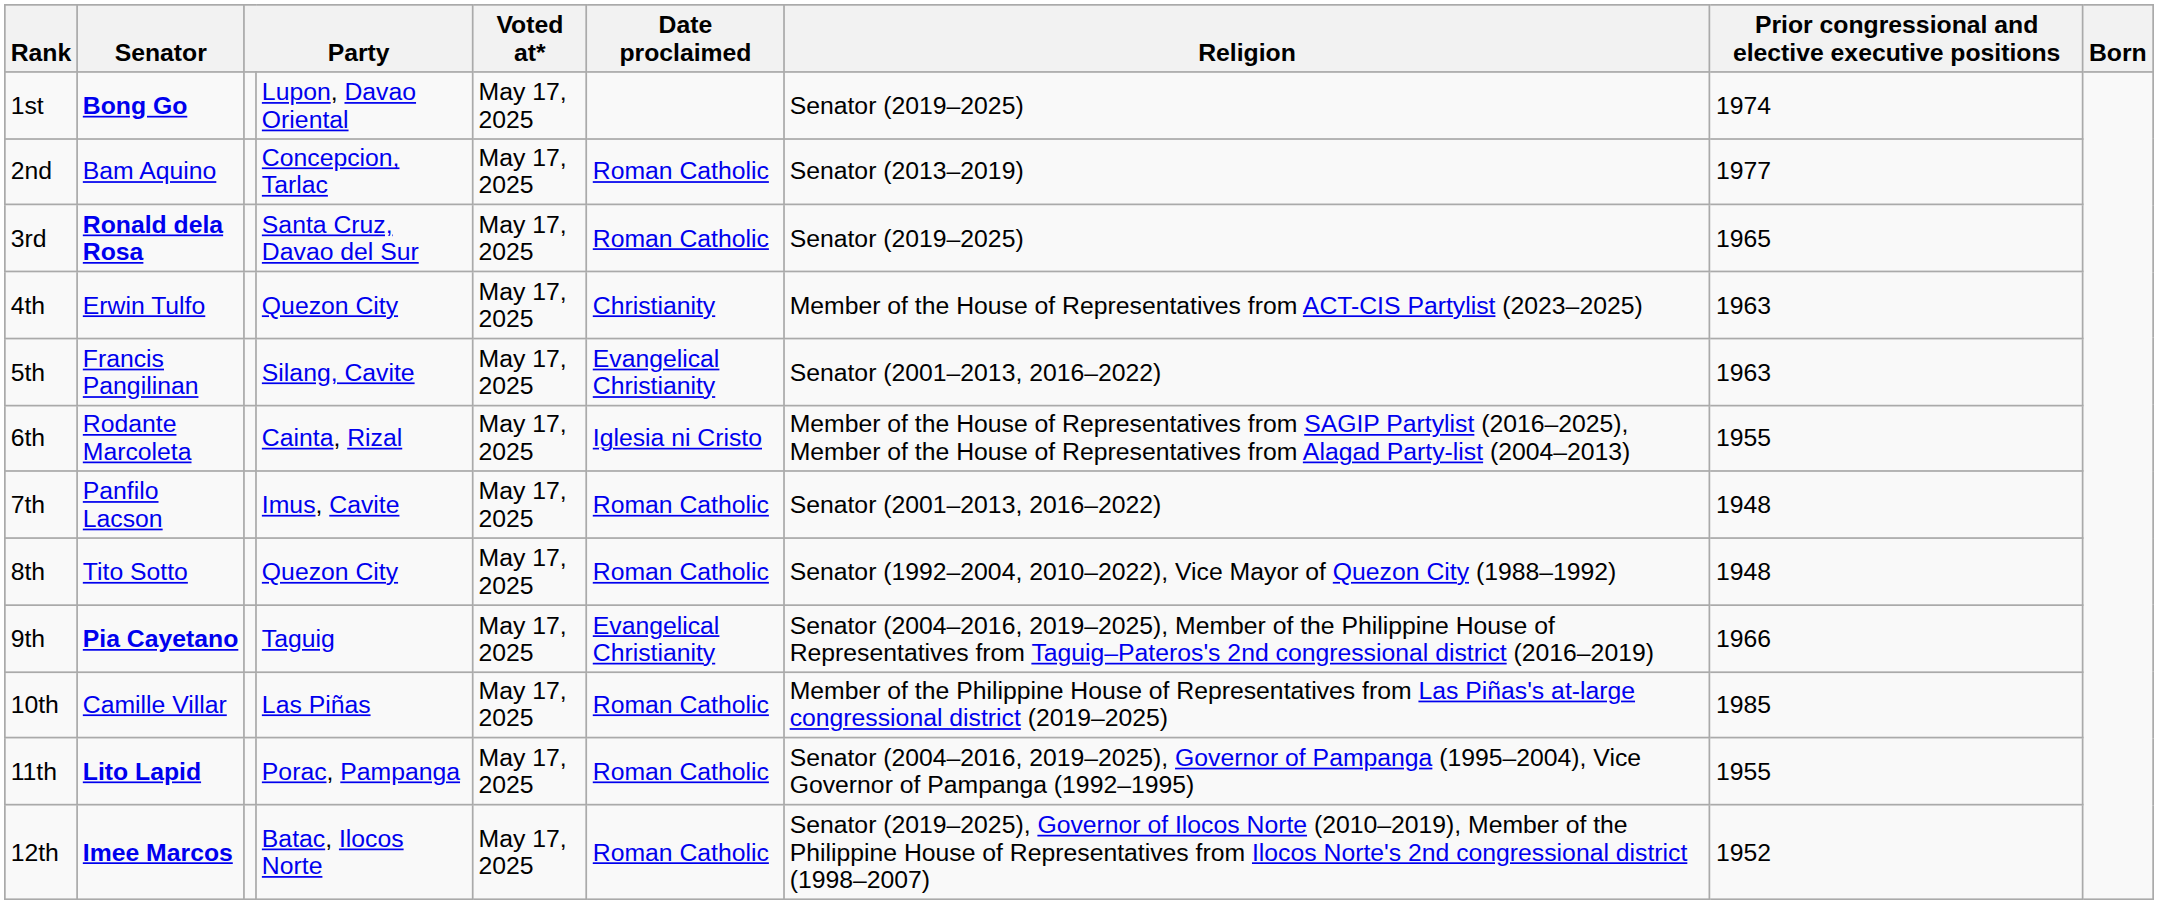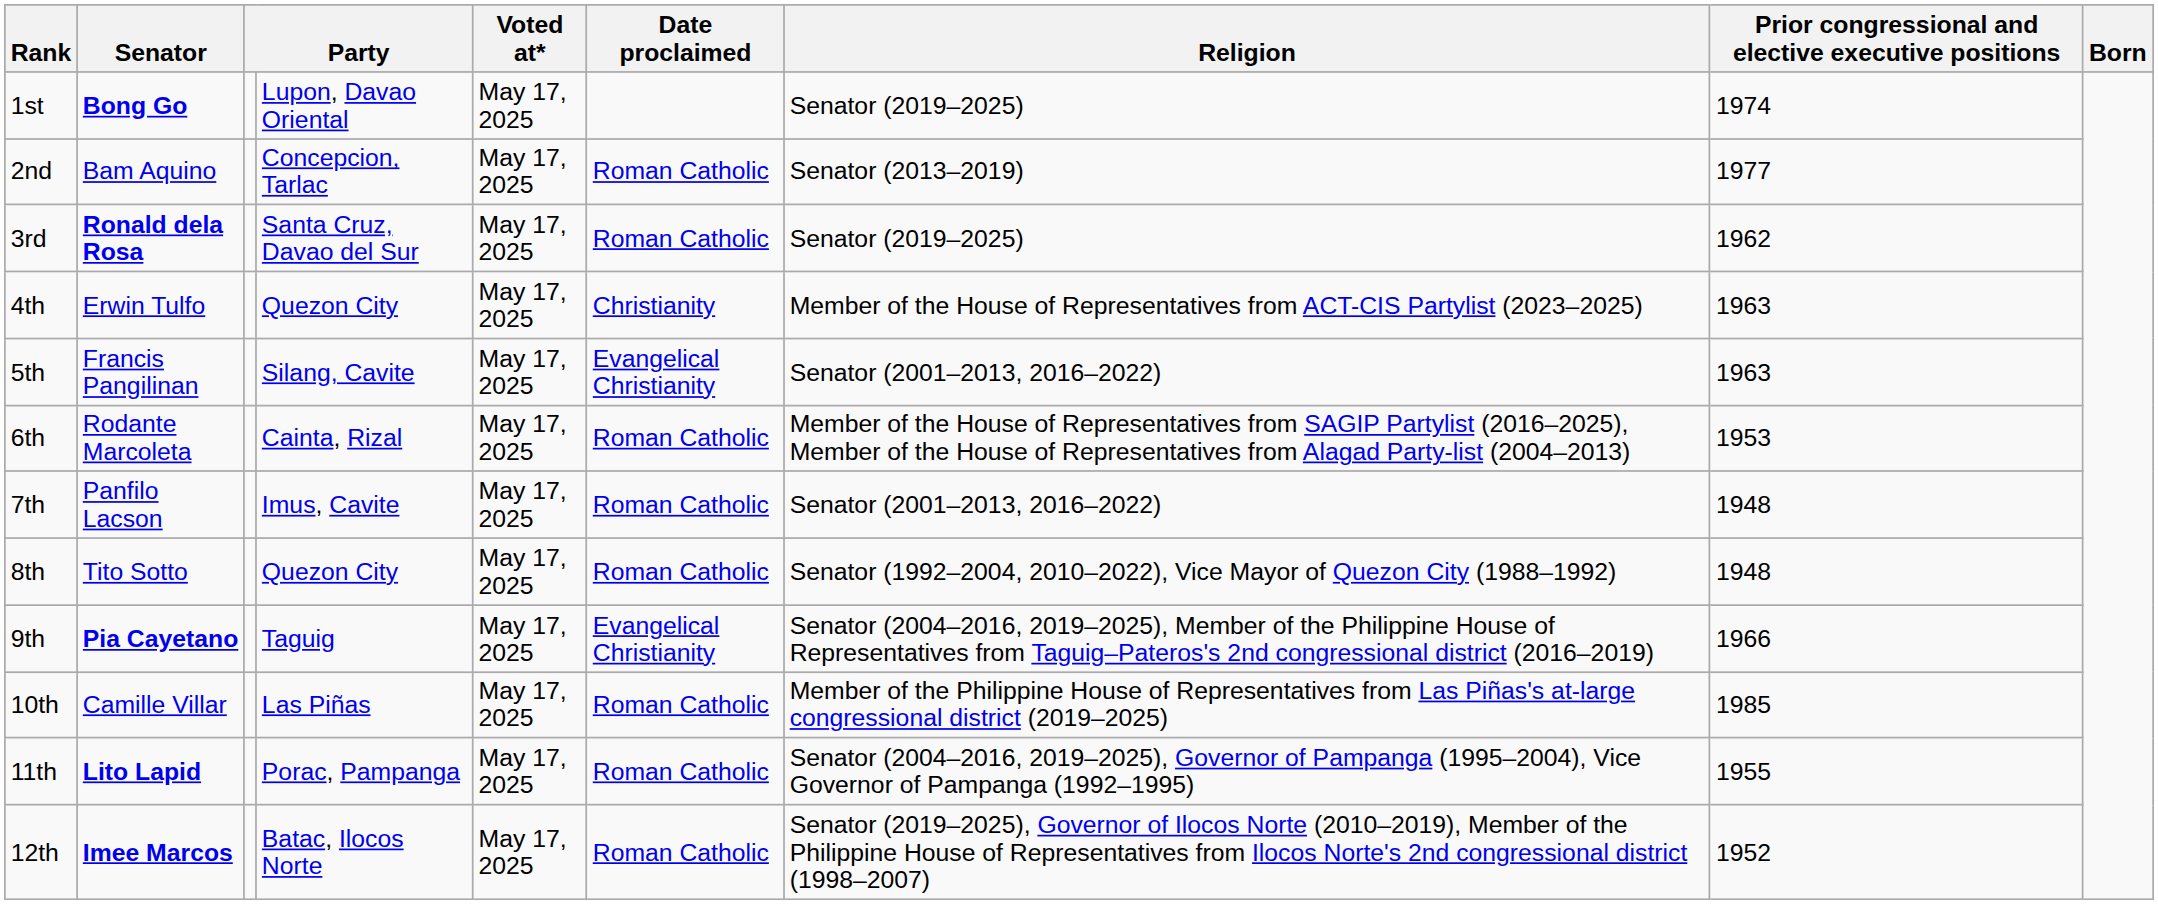(1744, 239) 1965 -> (1744, 239) 1962
(677, 438) Iglesia ni Cristo -> (681, 438) Roman Catholic
(1744, 438) 1955 -> (1744, 438) 1953
